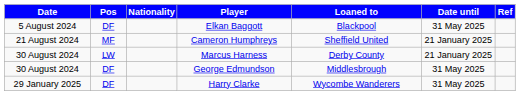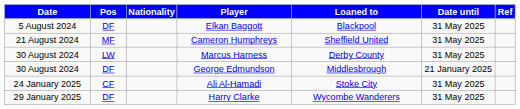(458, 41) 21 January 2025 -> (458, 41) 31 May 2025
(458, 55) 21 January 2025 -> (458, 55) 31 May 2025
(458, 69) 31 May 2025 -> (458, 69) 21 January 2025
+ row: (234, 84)
